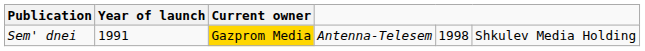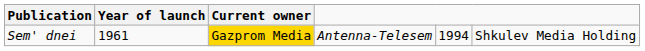(113, 36) 1991 -> (113, 36) 1961
(454, 36) 1998 -> (454, 36) 1994
